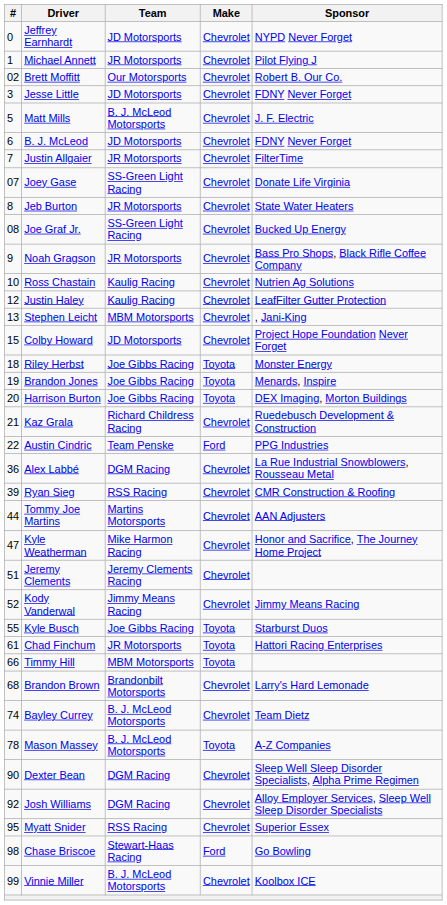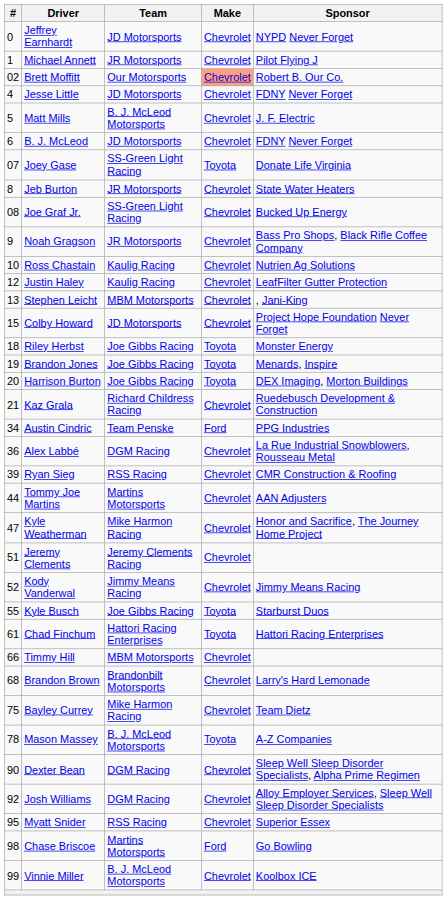(226, 77) no background -> (227, 77) lightsalmon background
(10, 95) 3 -> (10, 95) 4
- row: (58, 159)
(226, 182) Chevrolet -> (220, 165) Toyota
(13, 445) 22 -> (13, 428) 34
(145, 645) JR Motorsports -> (142, 634) Hattori Racing Enterprises
(219, 663) Toyota -> (227, 657) Chevrolet
(13, 716) 74 -> (13, 710) 75
(139, 716) B. J. McLeod Motorsports -> (140, 710) Mike Harmon Racing
(141, 851) Stewart-Haas Racing -> (136, 846) Martins Motorsports
